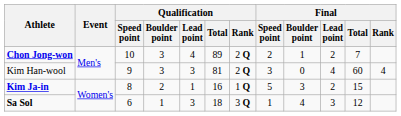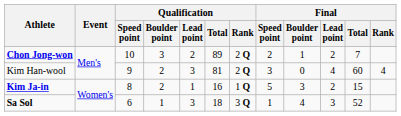(192, 55) 4 -> (192, 55) 2
(162, 71) 3 -> (162, 71) 2
(358, 103) 12 -> (358, 103) 52
